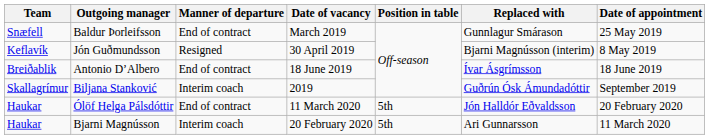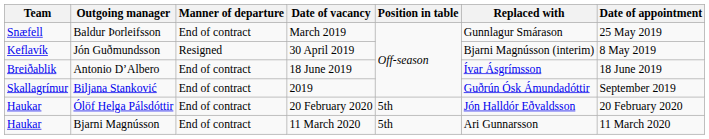(211, 87) Interim coach -> (215, 87) End of contract
(325, 106) 11 March 2020 -> (331, 106) 20 February 2020
(211, 124) Interim coach -> (215, 124) End of contract
(331, 124) 20 February 2020 -> (325, 124) 11 March 2020
